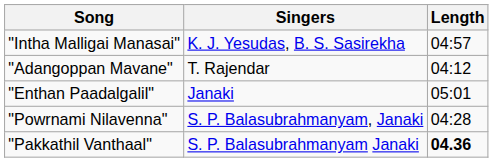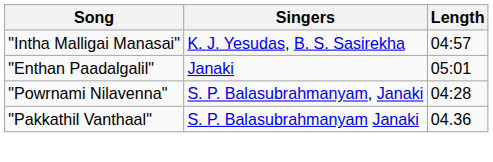- row: (91, 68)
(451, 145) bold -> (451, 119) normal
